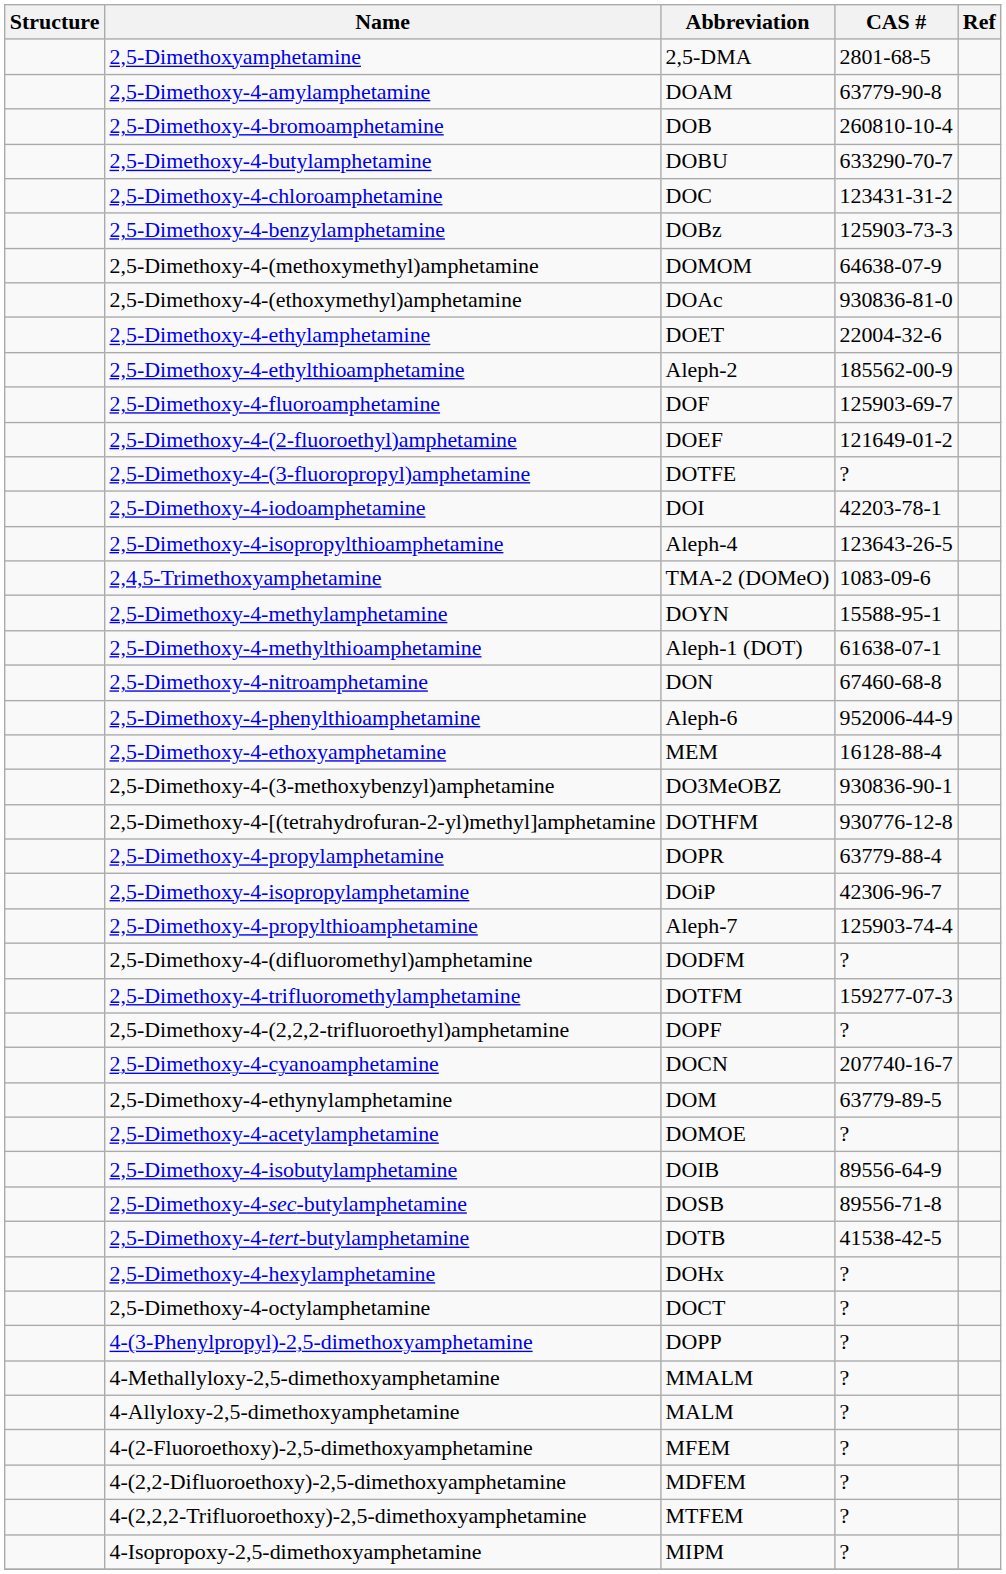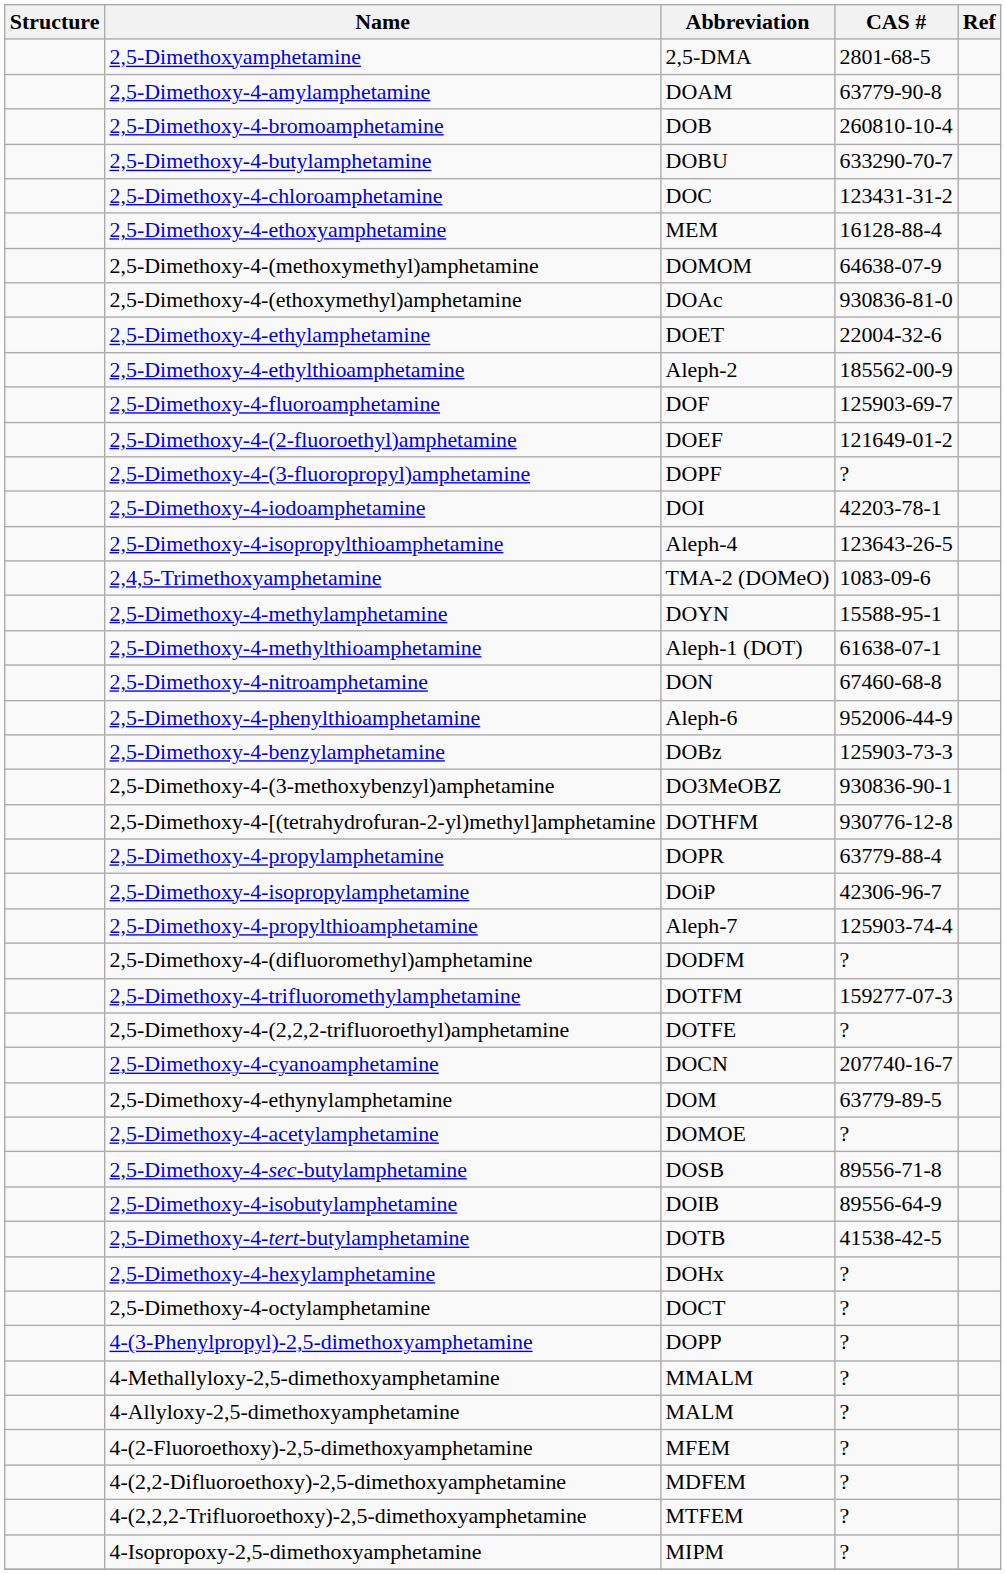rows swapped: (278, 751) <-> (277, 230)
(701, 473) DOTFE -> (694, 473) DOPF
(694, 1030) DOPF -> (701, 1030) DOTFE
rows swapped: (283, 1169) <-> (288, 1203)
